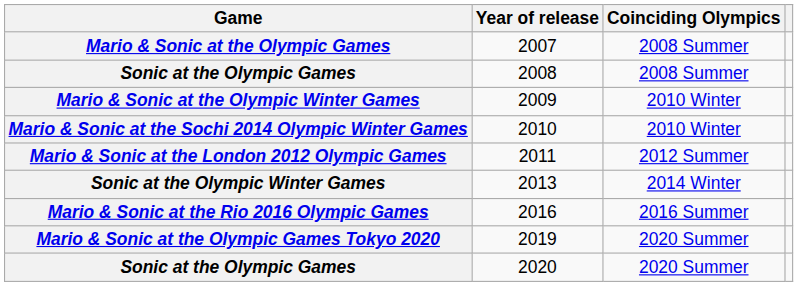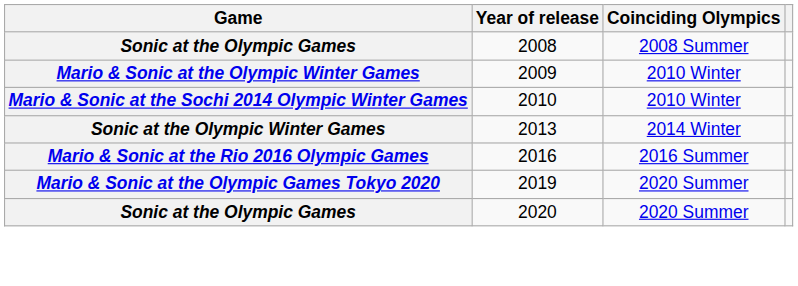- row: (537, 45)
- row: (537, 156)
